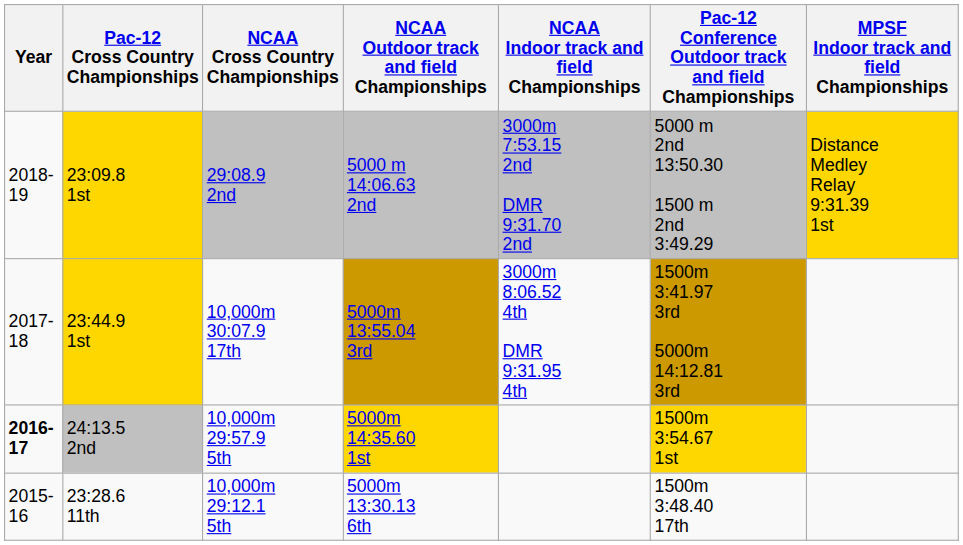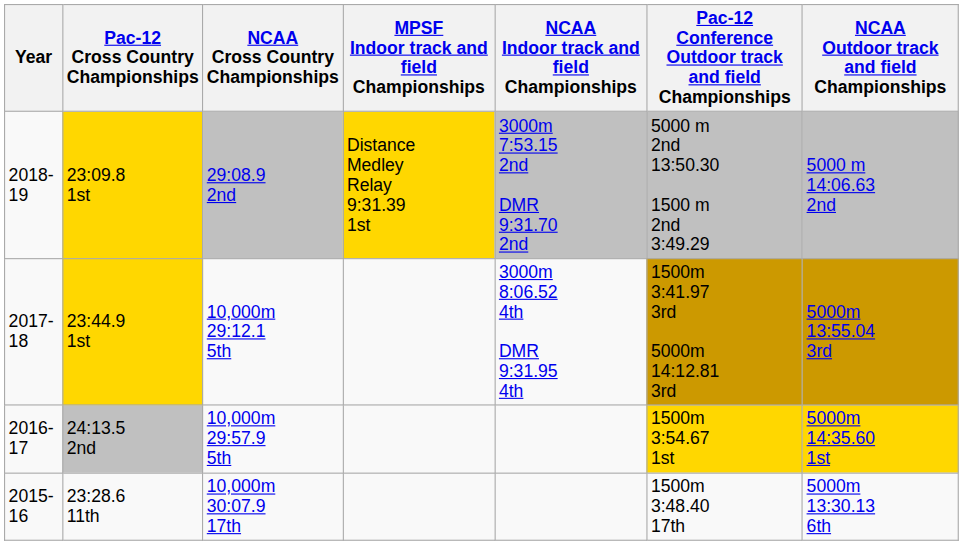columns swapped: (882, 58) <-> (421, 58)
(241, 331) 10,000m 30:07.9 17th -> (241, 331) 10,000m 29:12.1 5th
(31, 438) bold -> (31, 438) normal
(241, 506) 10,000m 29:12.1 5th -> (241, 506) 10,000m 30:07.9 17th
